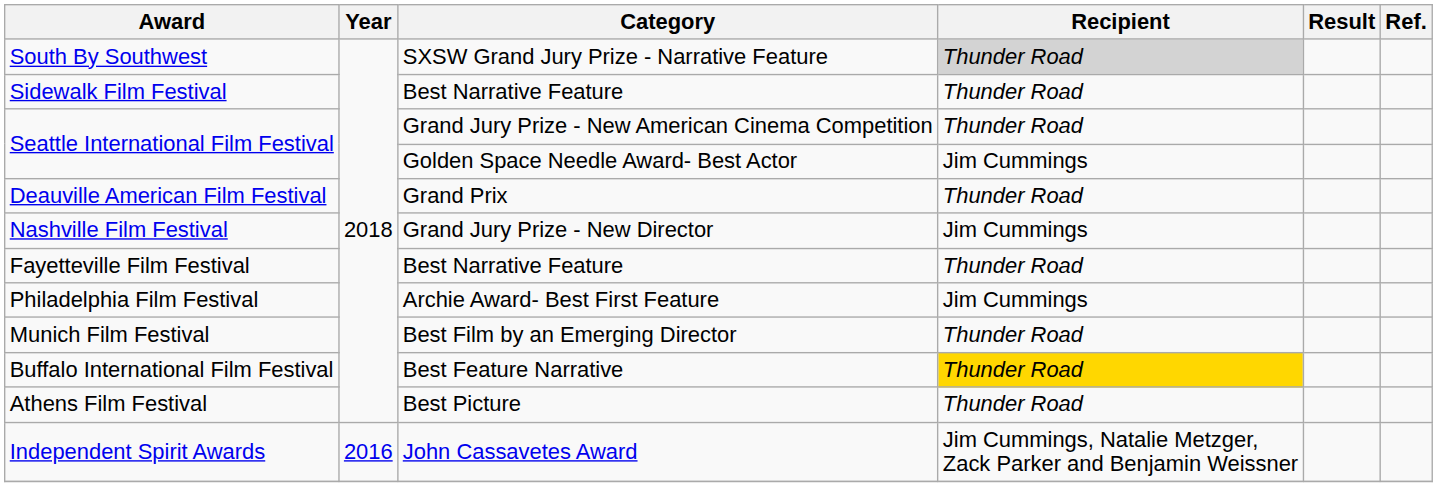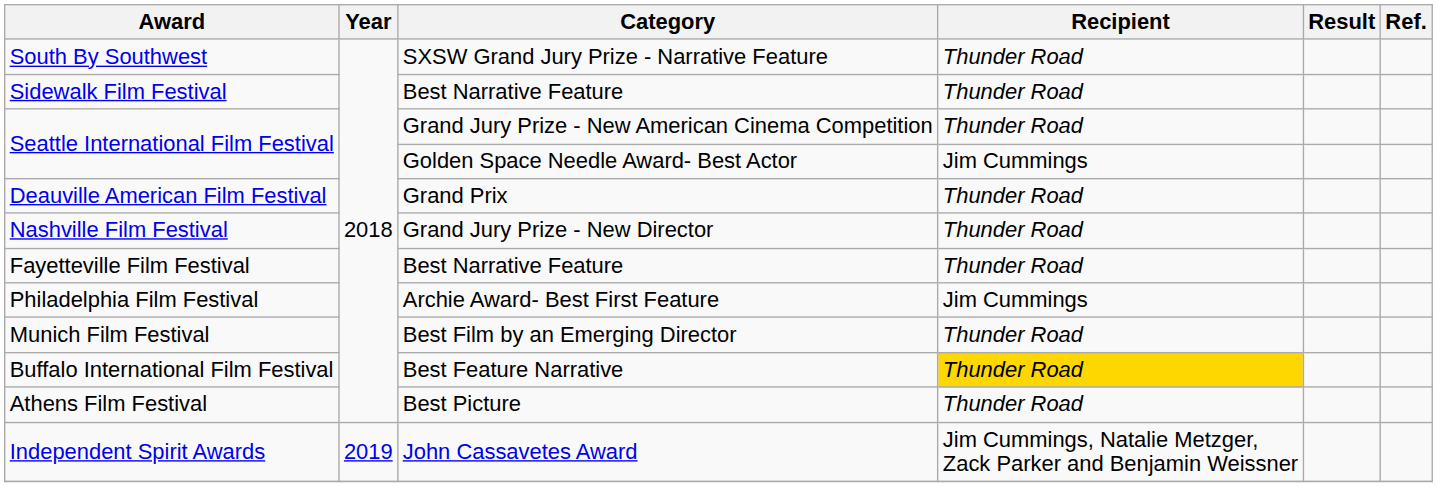(1013, 56) lightgrey background -> (1013, 56) no background
(1015, 230) Jim Cummings -> (1013, 230) Thunder Road
(368, 451) 2016 -> (368, 451) 2019
